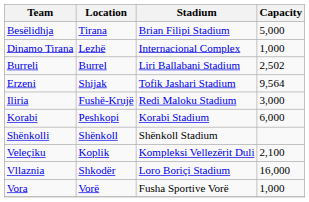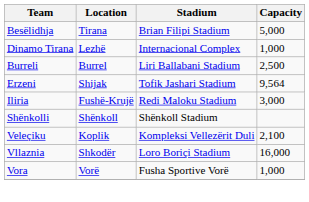(272, 65) 2,502 -> (272, 65) 2,500
- row: (22, 118)
